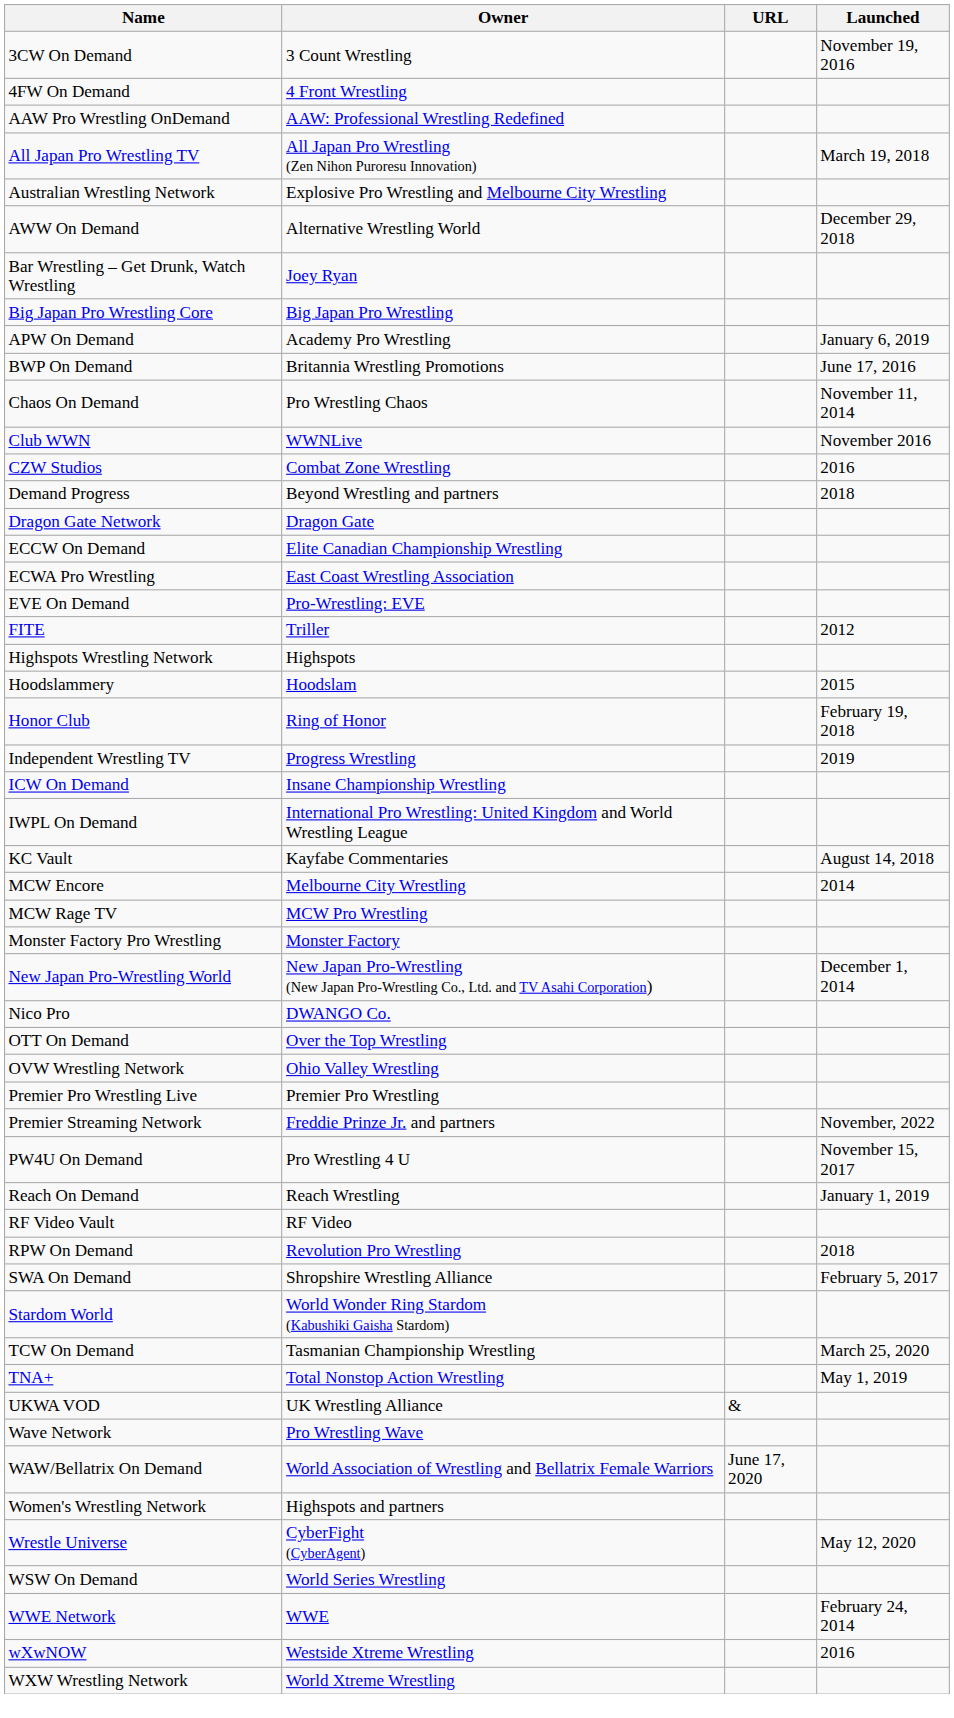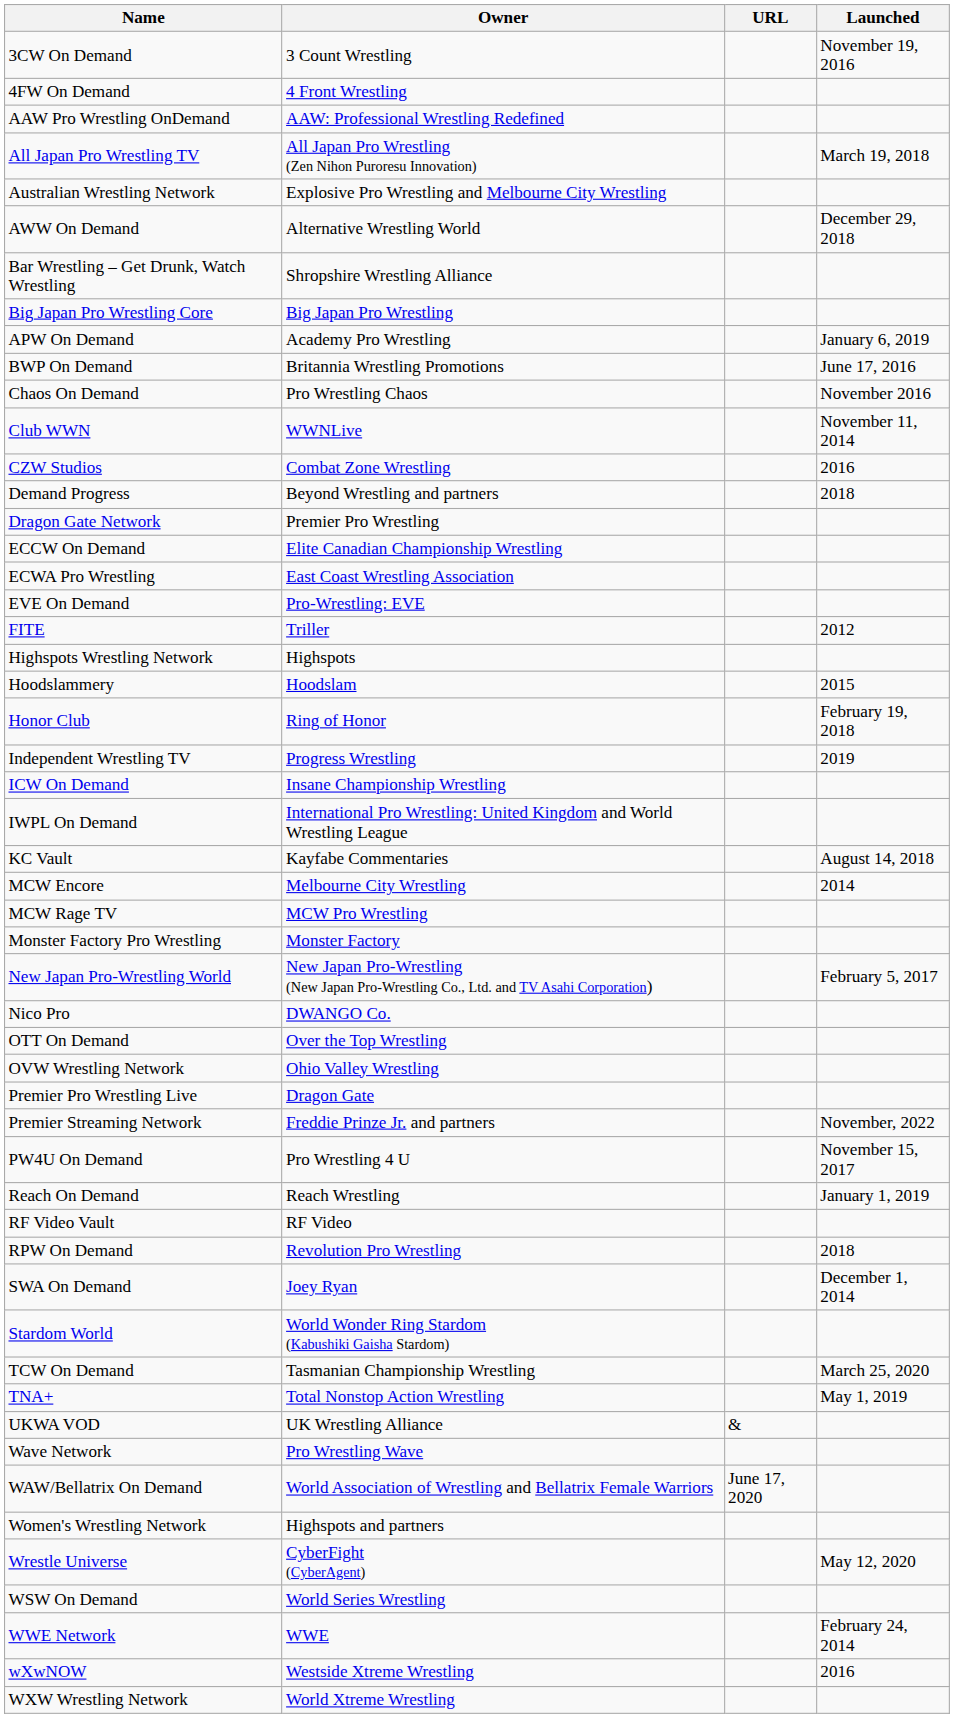(322, 275) Joey Ryan -> (389, 275) Shropshire Wrestling Alliance
(869, 403) November 11, 2014 -> (876, 393) November 2016
(876, 440) November 2016 -> (869, 430) November 11, 2014
(330, 521) Dragon Gate -> (363, 521) Premier Pro Wrestling
(864, 977) December 1, 2014 -> (879, 977) February 5, 2017
(363, 1095) Premier Pro Wrestling -> (330, 1095) Dragon Gate
(389, 1277) Shropshire Wrestling Alliance -> (322, 1287) Joey Ryan
(879, 1277) February 5, 2017 -> (864, 1287) December 1, 2014
